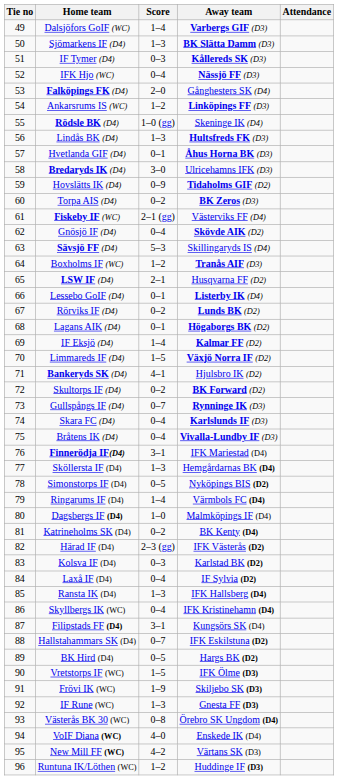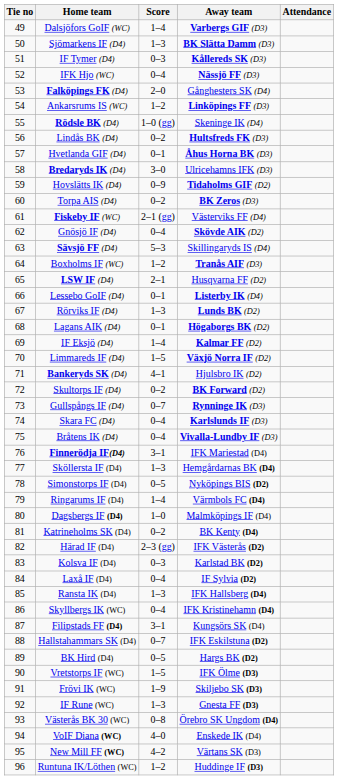(158, 138) 1–3 -> (158, 138) 0–2
(158, 311) 0–2 -> (158, 311) 1–3
